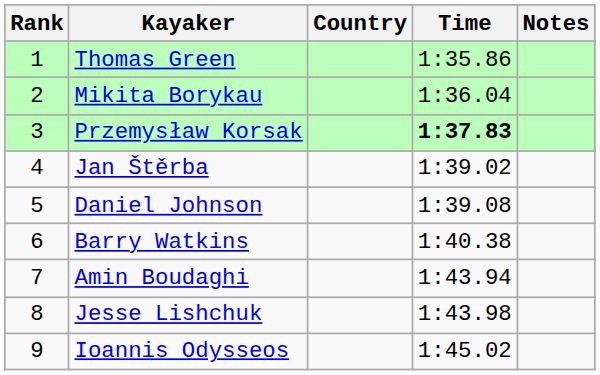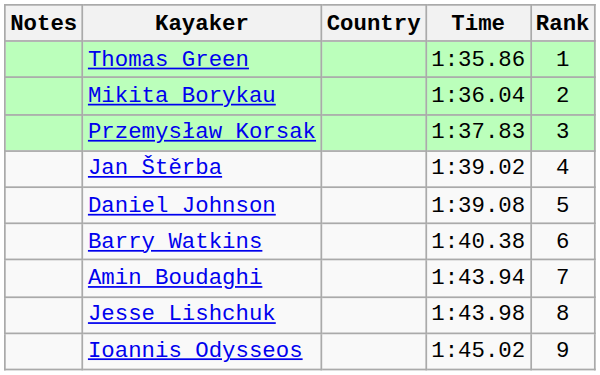columns swapped: (37, 23) <-> (556, 23)
(465, 132) bold -> (478, 132) normal
